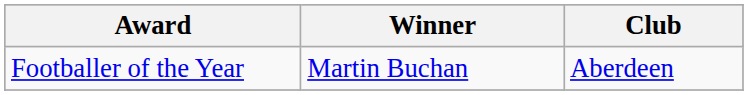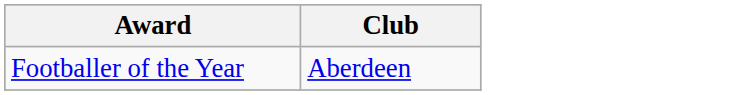- column: (432, 25)
